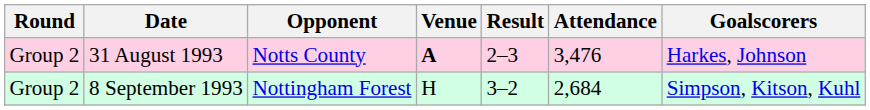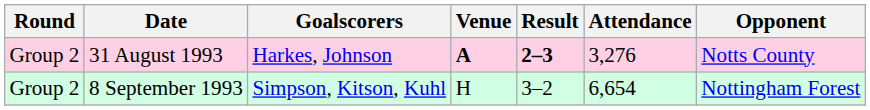columns swapped: (332, 21) <-> (764, 21)
(502, 54) normal -> (537, 54) bold
(577, 54) 3,476 -> (612, 54) 3,276
(577, 88) 2,684 -> (612, 88) 6,654
